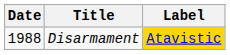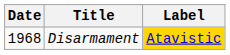(25, 39) 1988 -> (25, 39) 1968
